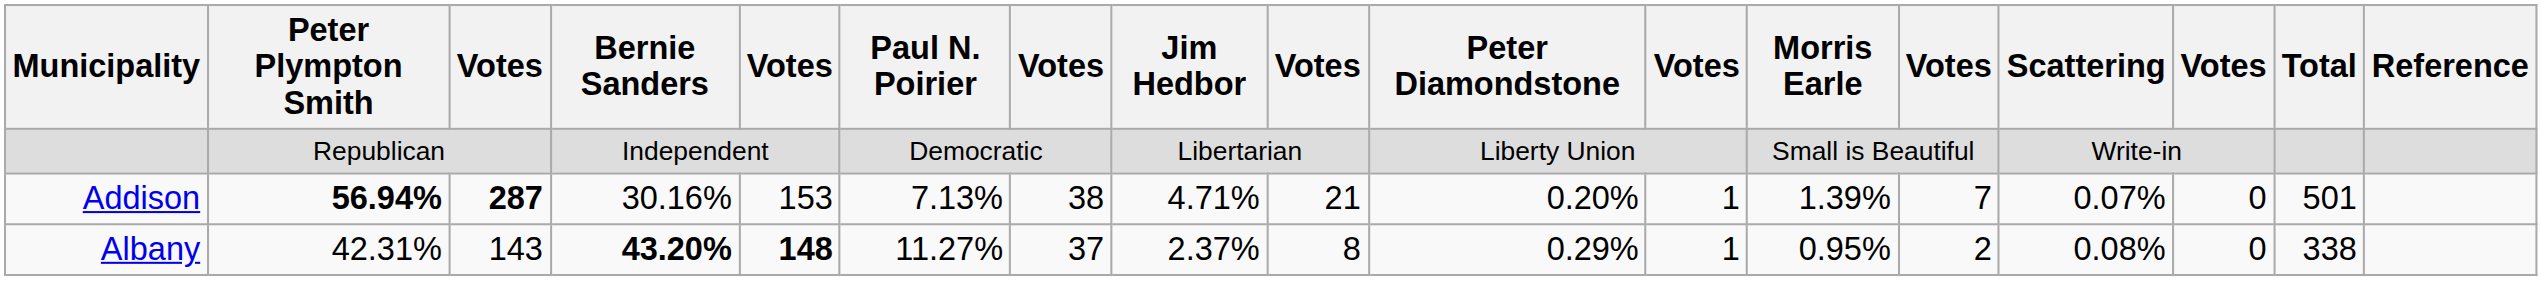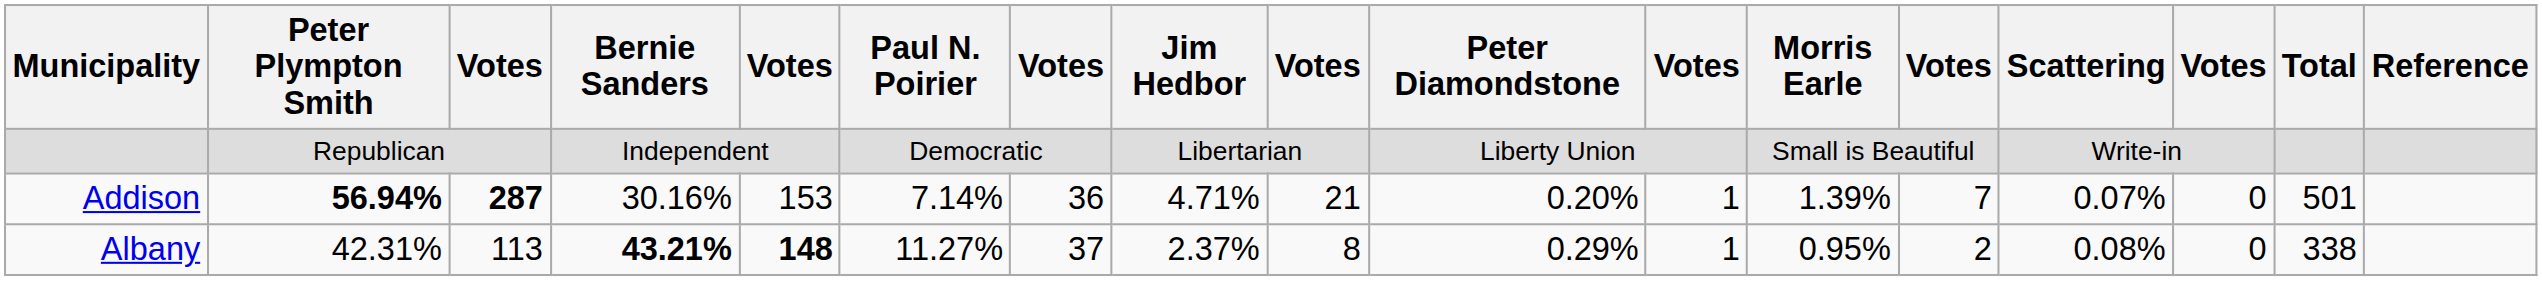(957, 197) 7.13% -> (957, 197) 7.14%
(1086, 197) 38 -> (1086, 197) 36
(516, 249) 143 -> (517, 249) 113
(677, 249) 43.20% -> (677, 249) 43.21%
